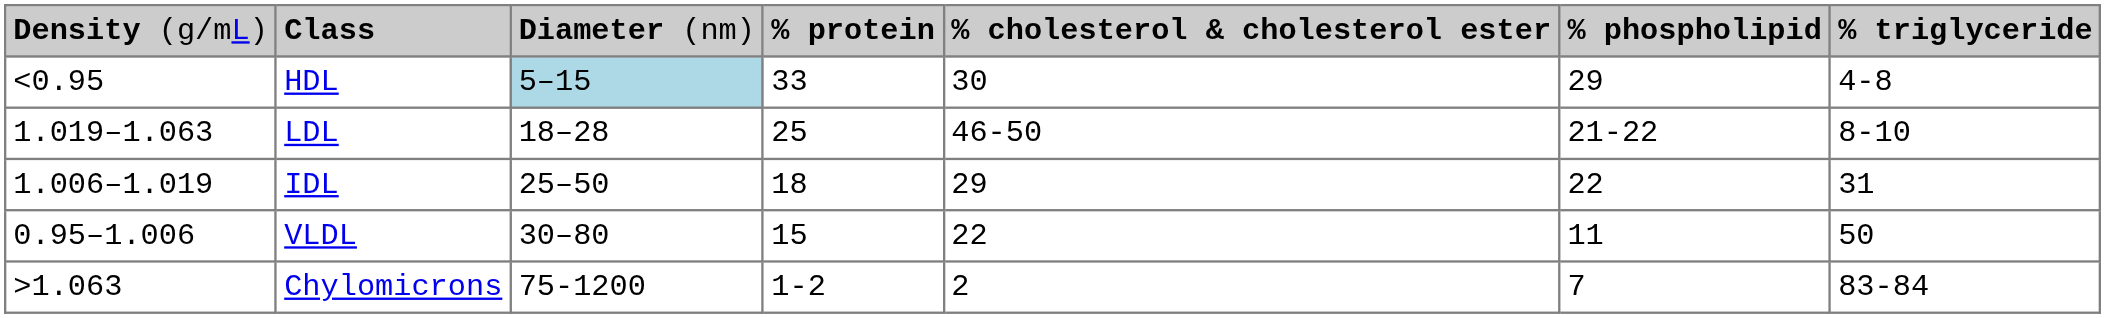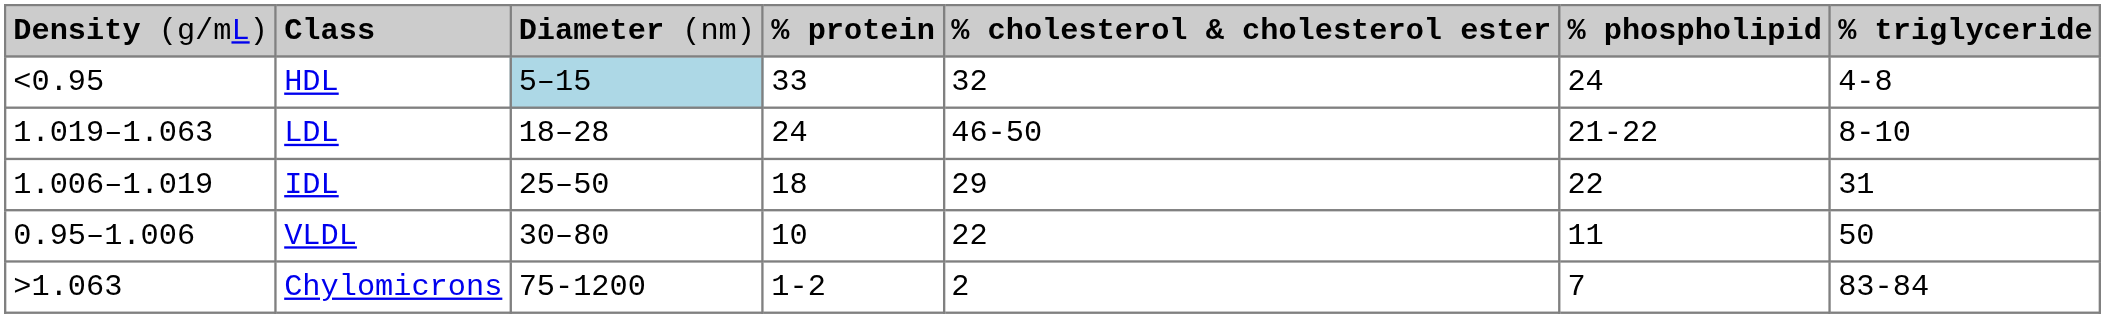(969, 82) 30 -> (969, 82) 32
(1586, 82) 29 -> (1586, 82) 24
(789, 133) 25 -> (789, 133) 24
(789, 236) 15 -> (789, 236) 10
